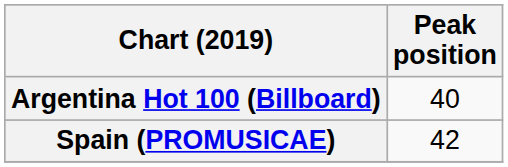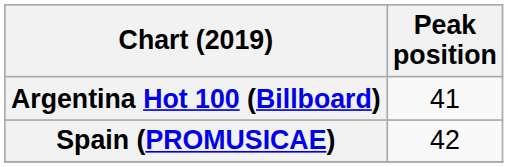(445, 98) 40 -> (445, 98) 41
